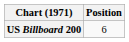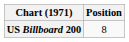(104, 29) 6 -> (104, 29) 8
